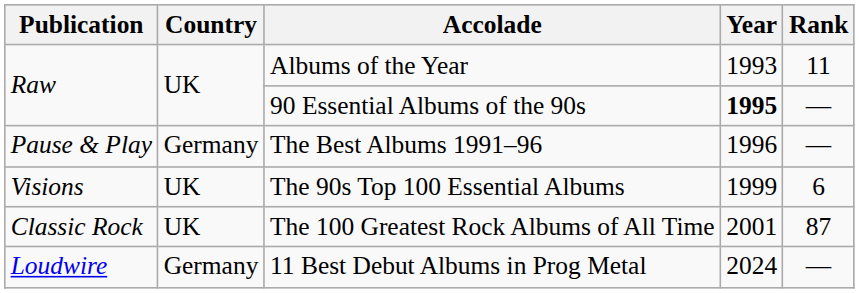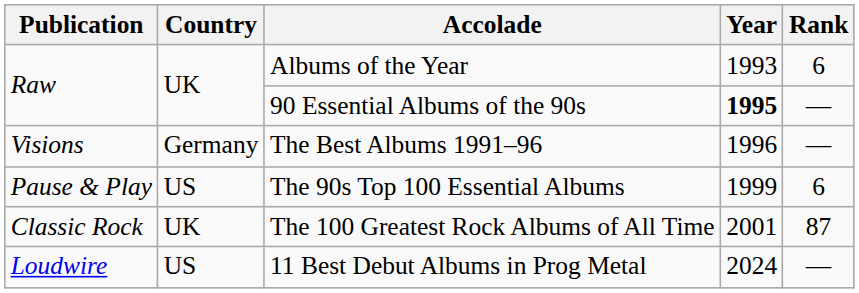(819, 65) 11 -> (819, 65) 6
(81, 145) Pause & Play -> (47, 145) Visions
(47, 186) Visions -> (81, 186) Pause & Play
(182, 186) UK -> (180, 186) US
(211, 266) Germany -> (180, 266) US
